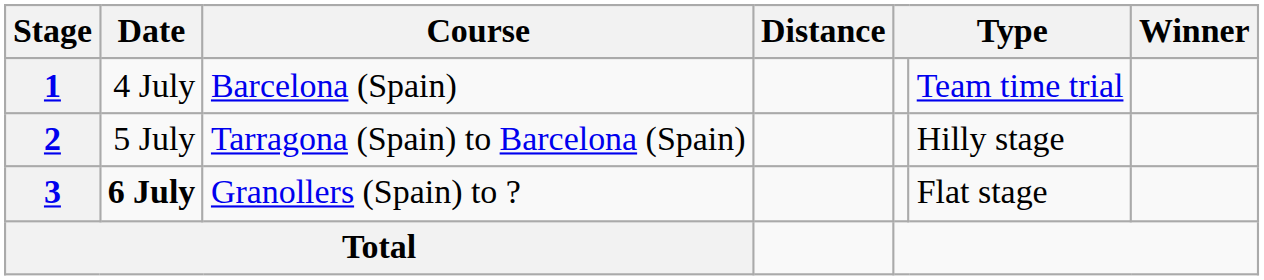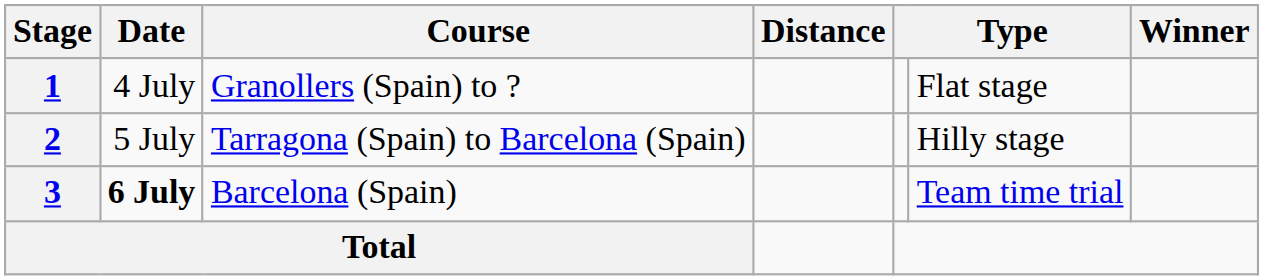(334, 85) Barcelona (Spain) -> (366, 85) Granollers (Spain) to ?
(1020, 85) Team time trial -> (982, 85) Flat stage
(366, 192) Granollers (Spain) to ? -> (334, 192) Barcelona (Spain)
(982, 192) Flat stage -> (1020, 192) Team time trial
